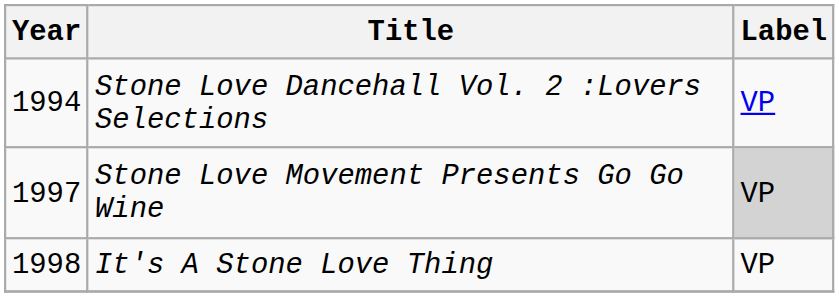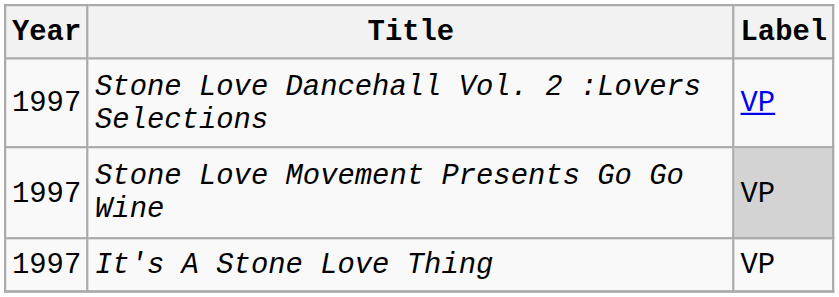(47, 103) 1994 -> (47, 103) 1997
(47, 265) 1998 -> (47, 265) 1997
